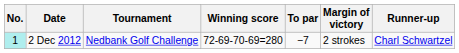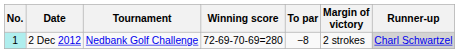(303, 41) −7 -> (303, 41) −8
(413, 41) no background -> (413, 41) lightgrey background
